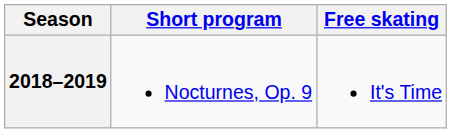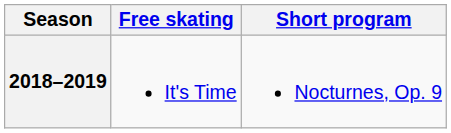columns swapped: (214, 19) <-> (382, 19)
